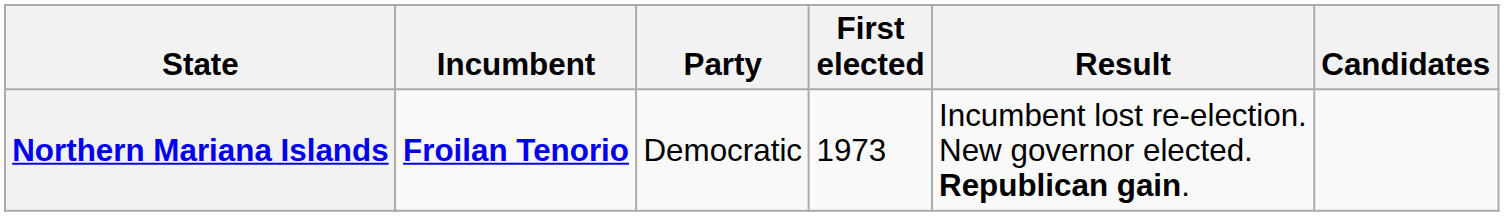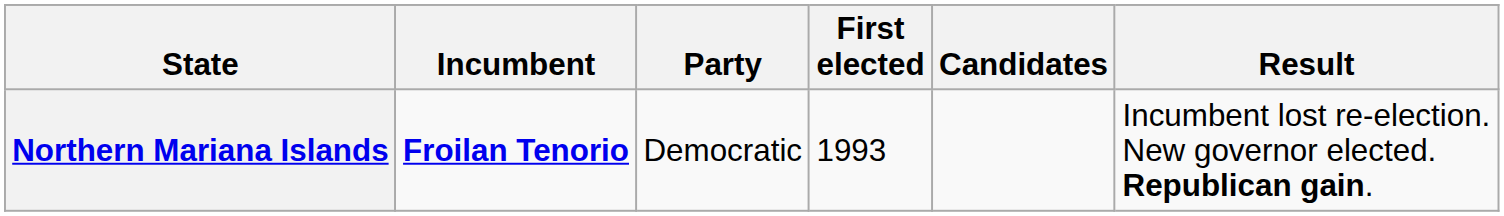columns swapped: (1123, 64) <-> (1406, 64)
(851, 149) 1973 -> (851, 149) 1993
